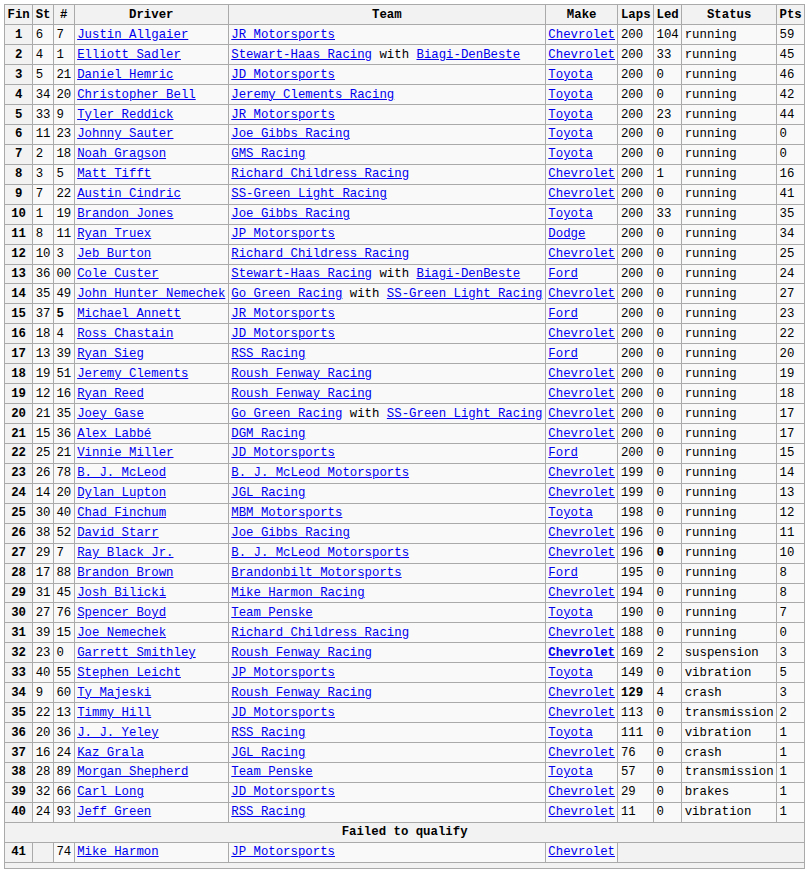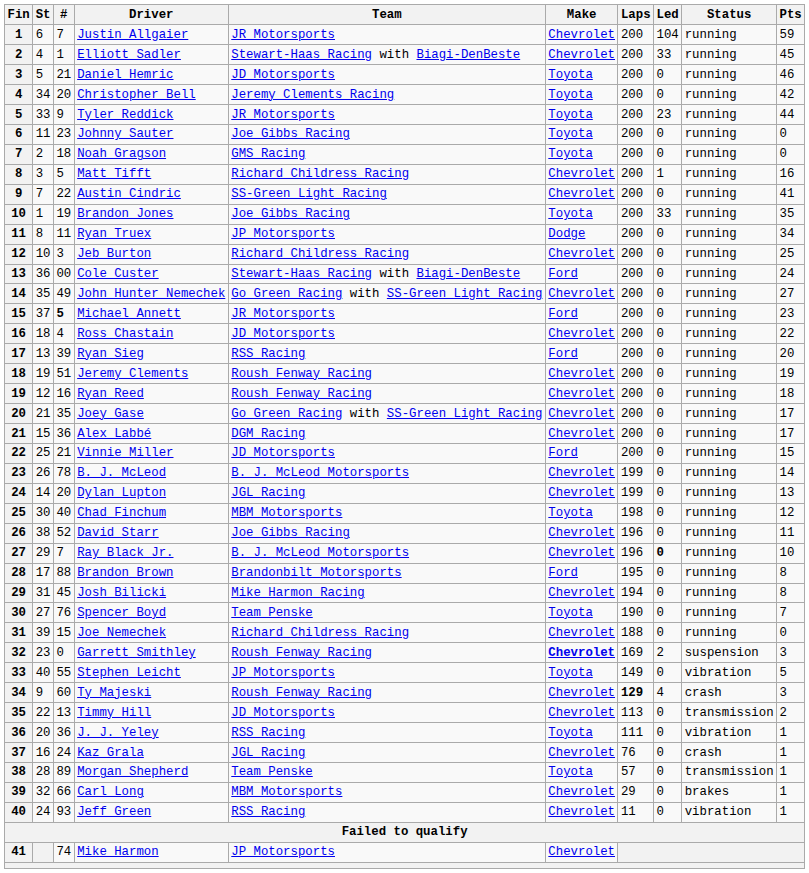(283, 792) JD Motorsports -> (287, 792) MBM Motorsports
